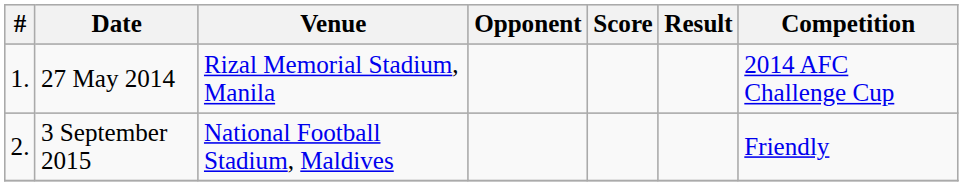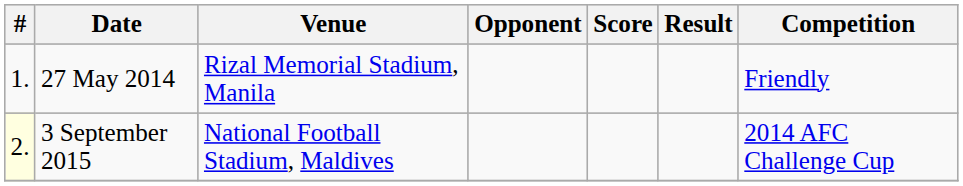(819, 78) 2014 AFC Challenge Cup -> (787, 78) Friendly
(20, 146) no background -> (20, 146) lightyellow background
(787, 146) Friendly -> (819, 146) 2014 AFC Challenge Cup
